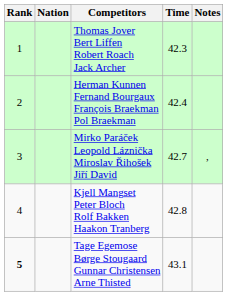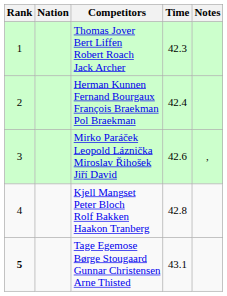(177, 156) 42.7 -> (177, 156) 42.6
